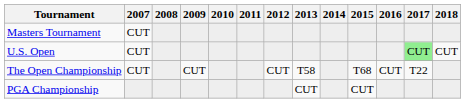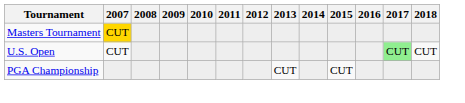(138, 32) no background -> (117, 32) gold background
- row: (64, 70)
